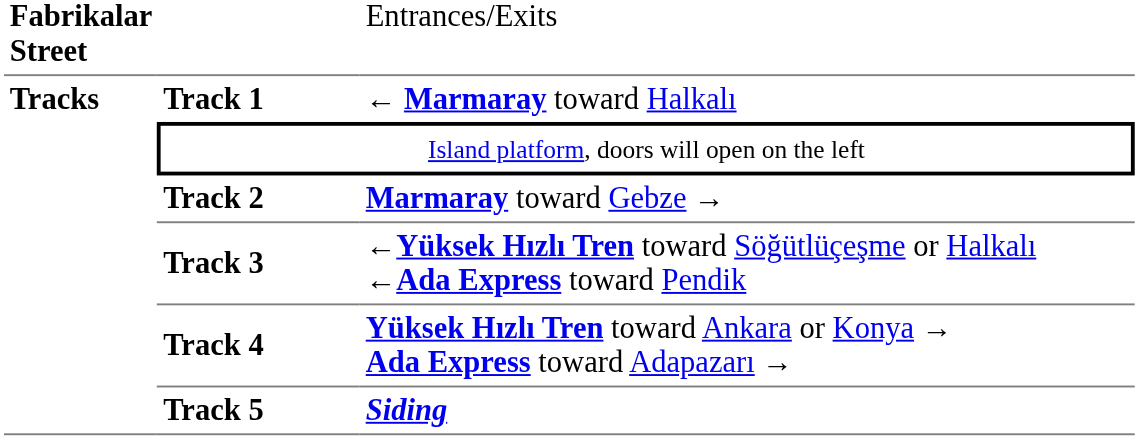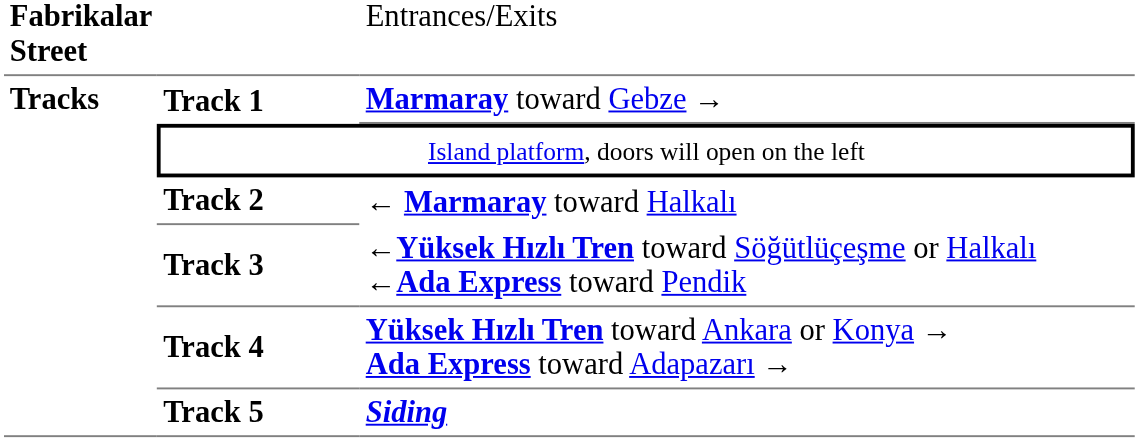(551, 98) ← Marmaray toward Halkalı -> (545, 98) Marmaray toward Gebze →
(545, 197) Marmaray toward Gebze → -> (551, 200) ← Marmaray toward Halkalı
